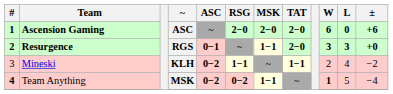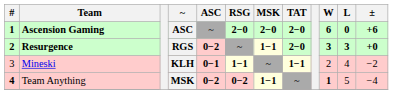(211, 47) 0−1 -> (211, 47) 0−2
(211, 64) 0−2 -> (211, 64) 0−1
